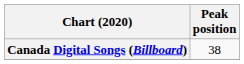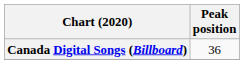(215, 49) 38 -> (215, 49) 36
